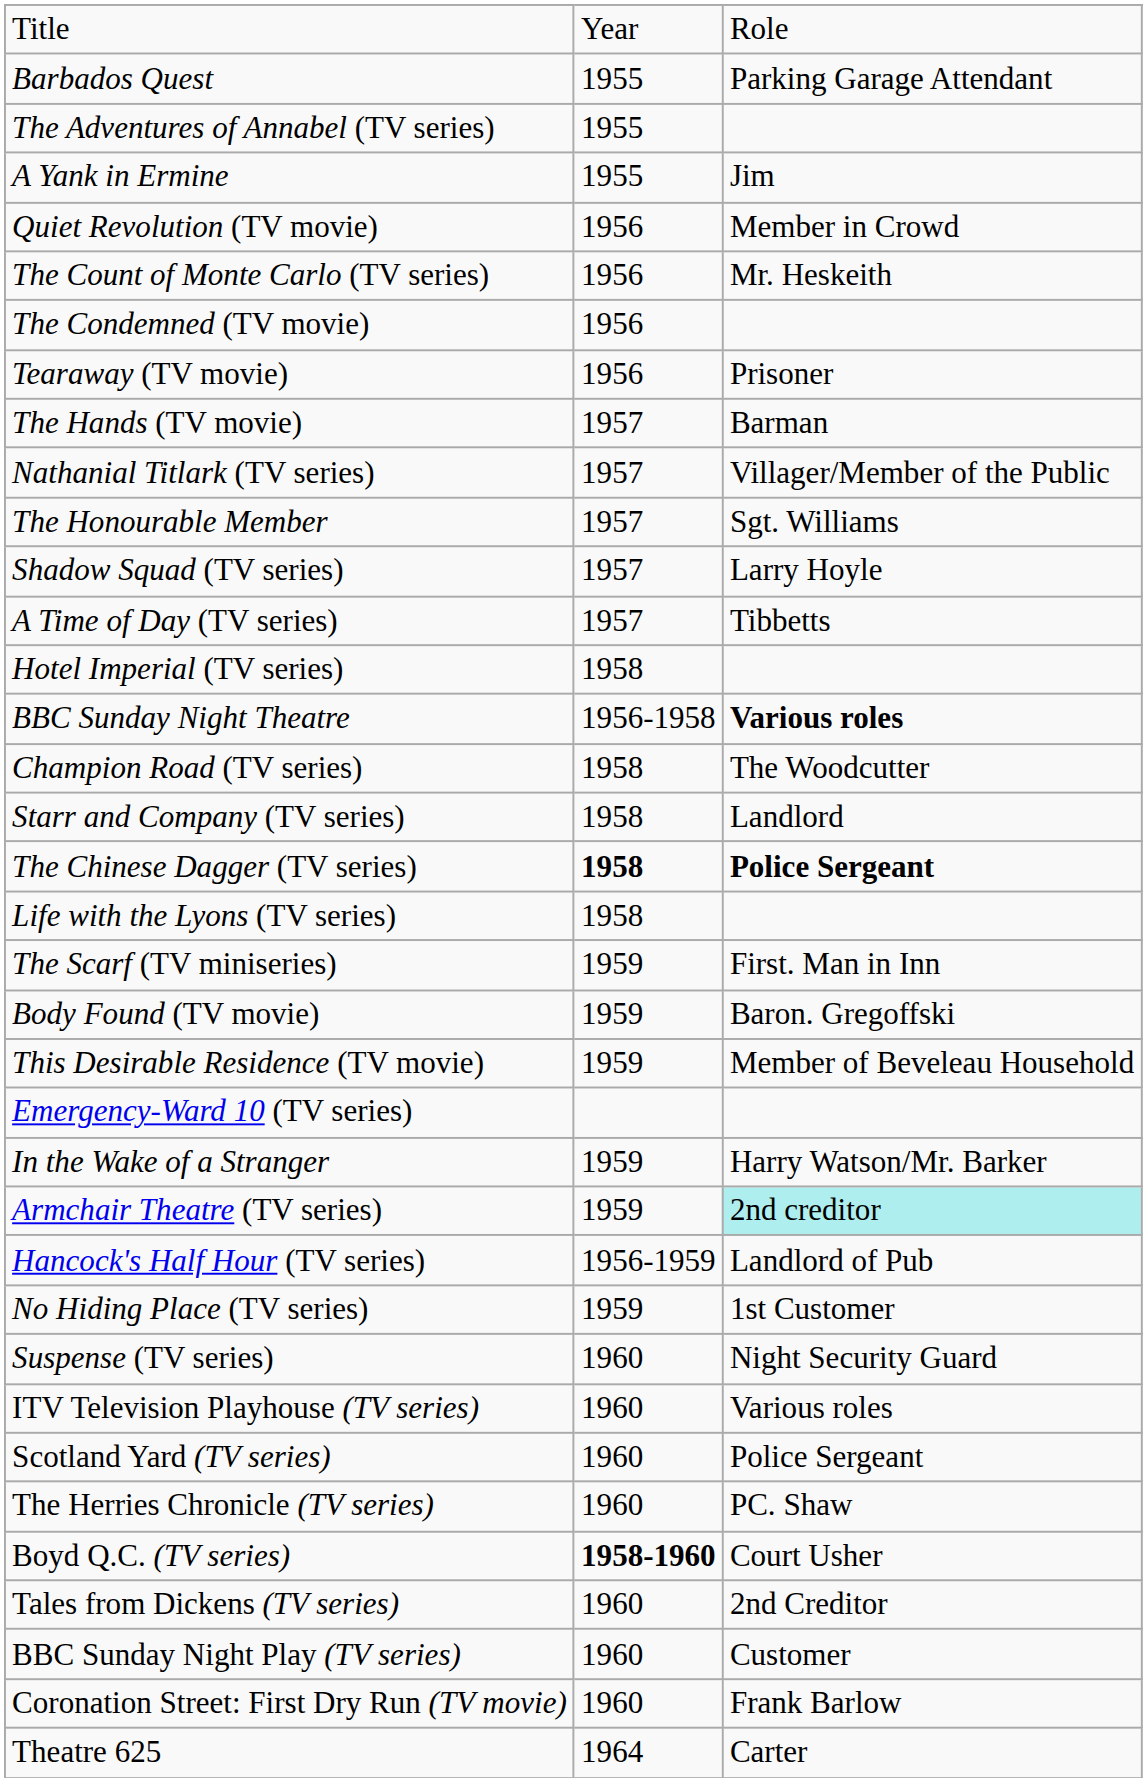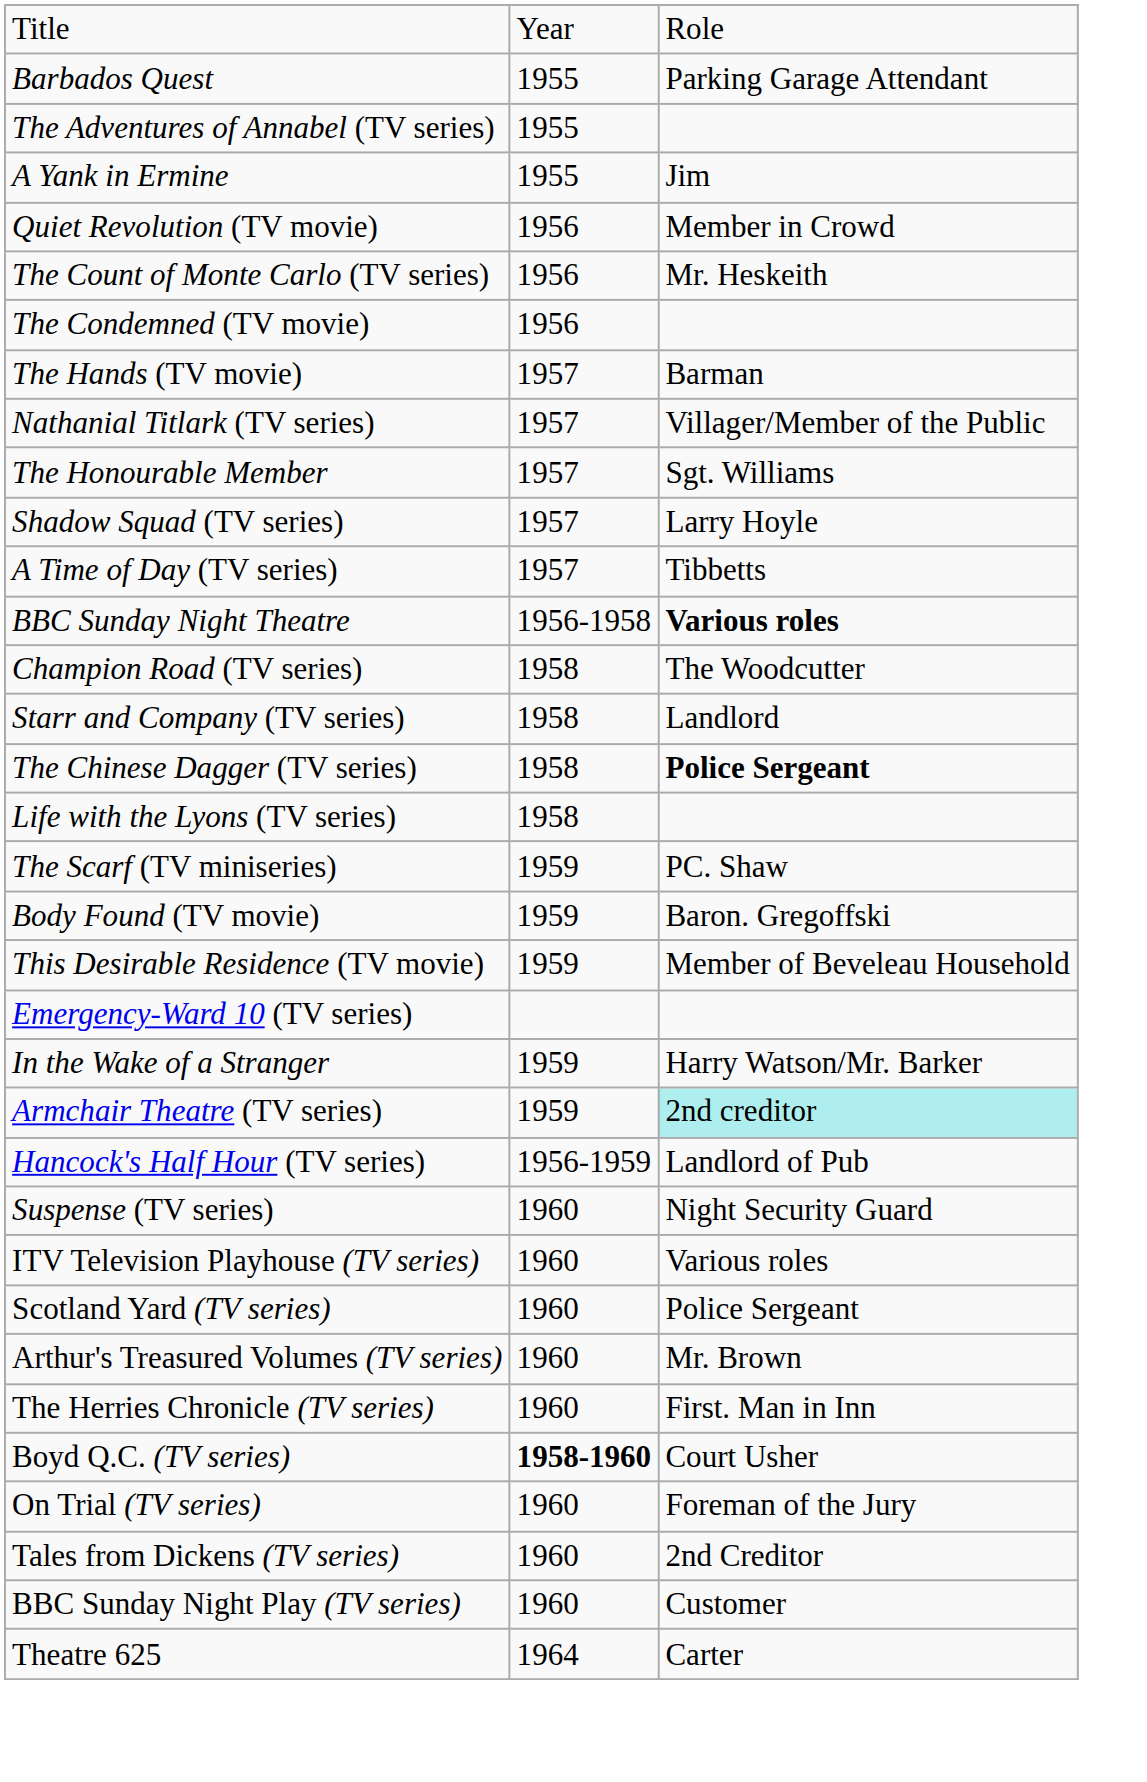- row: (150, 373)
- row: (178, 669)
(612, 865) bold -> (548, 767) normal
(835, 964) First. Man in Inn -> (727, 865) PC. Shaw
- row: (190, 1309)
+ row: (257, 1358)
(791, 1505) PC. Shaw -> (771, 1407) First. Man in Inn
+ row: (136, 1505)
- row: (289, 1702)
